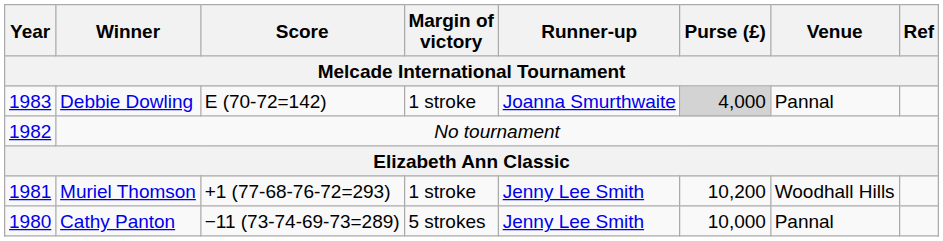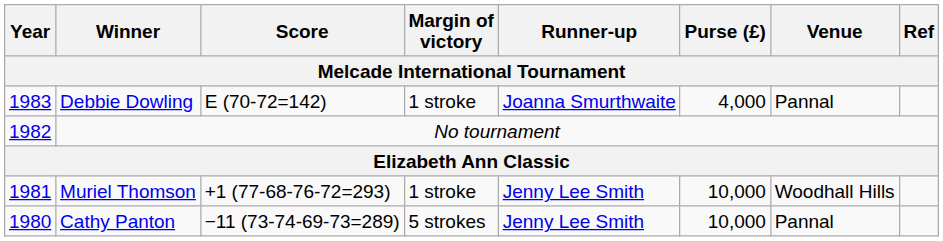(742, 101) lightgrey background -> (742, 101) no background
(737, 191) 10,200 -> (737, 191) 10,000
